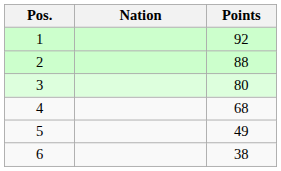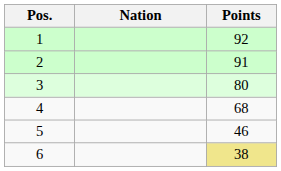(241, 62) 88 -> (241, 62) 91
(241, 131) 49 -> (241, 131) 46
(241, 154) no background -> (241, 154) khaki background
